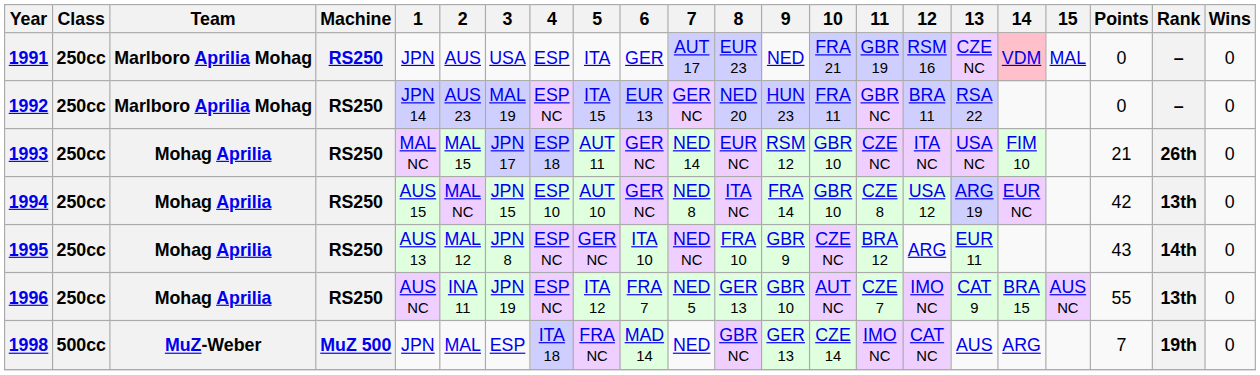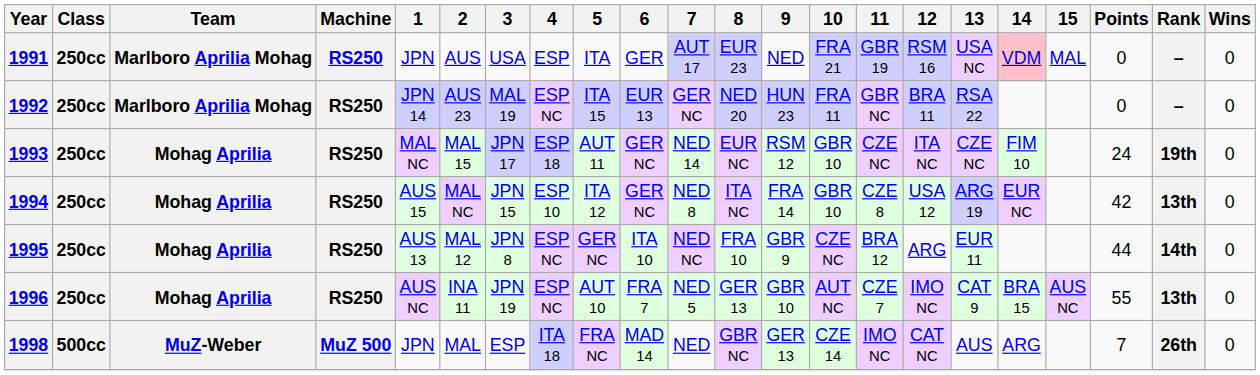(974, 57) CZE NC -> (974, 57) USA NC
(974, 153) USA NC -> (974, 153) CZE NC
(1122, 153) 21 -> (1122, 153) 24
(1179, 153) 26th -> (1179, 153) 19th
(597, 201) AUT 10 -> (597, 201) ITA 12
(1122, 249) 43 -> (1122, 249) 44
(597, 297) ITA 12 -> (597, 297) AUT 10
(1179, 345) 19th -> (1179, 345) 26th
